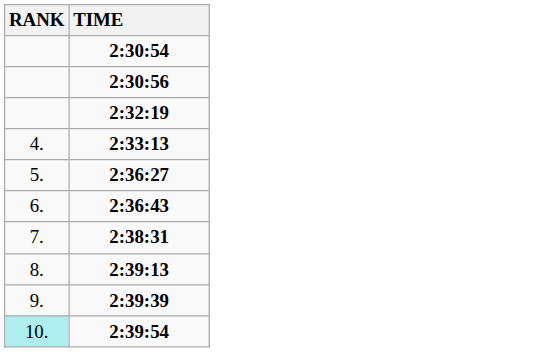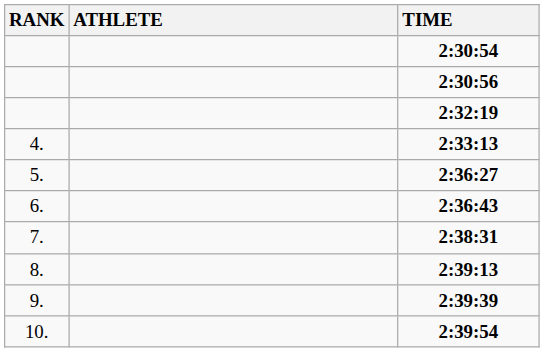+ column: (118, 20)
(37, 331) paleturquoise background -> (37, 331) no background
